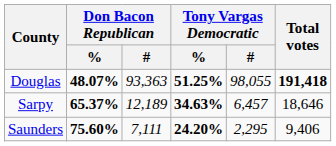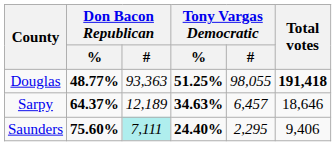(94, 81) 48.07% -> (94, 81) 48.77%
(94, 104) 65.37% -> (94, 104) 64.37%
(146, 128) no background -> (146, 128) paleturquoise background
(199, 128) 24.20% -> (199, 128) 24.40%
